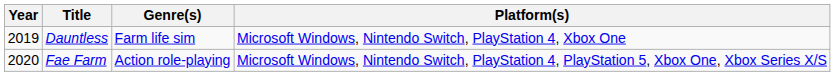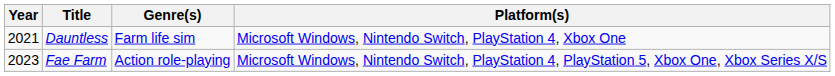(23, 37) 2019 -> (23, 37) 2021
(23, 60) 2020 -> (23, 60) 2023
